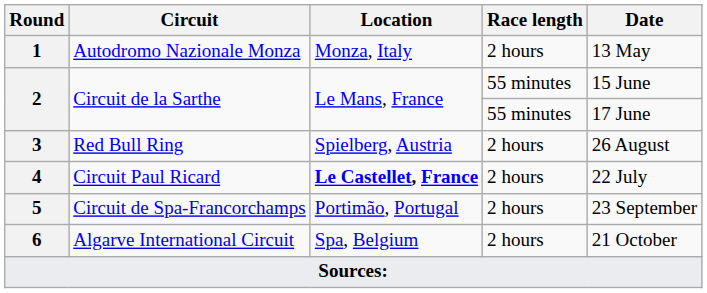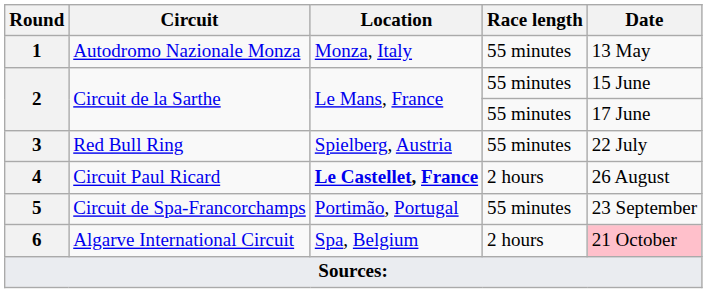(515, 51) 2 hours -> (529, 51) 55 minutes
(515, 145) 2 hours -> (529, 145) 55 minutes
(631, 145) 26 August -> (620, 145) 22 July
(620, 176) 22 July -> (631, 176) 26 August
(515, 208) 2 hours -> (529, 208) 55 minutes
(634, 239) no background -> (634, 239) pink background
